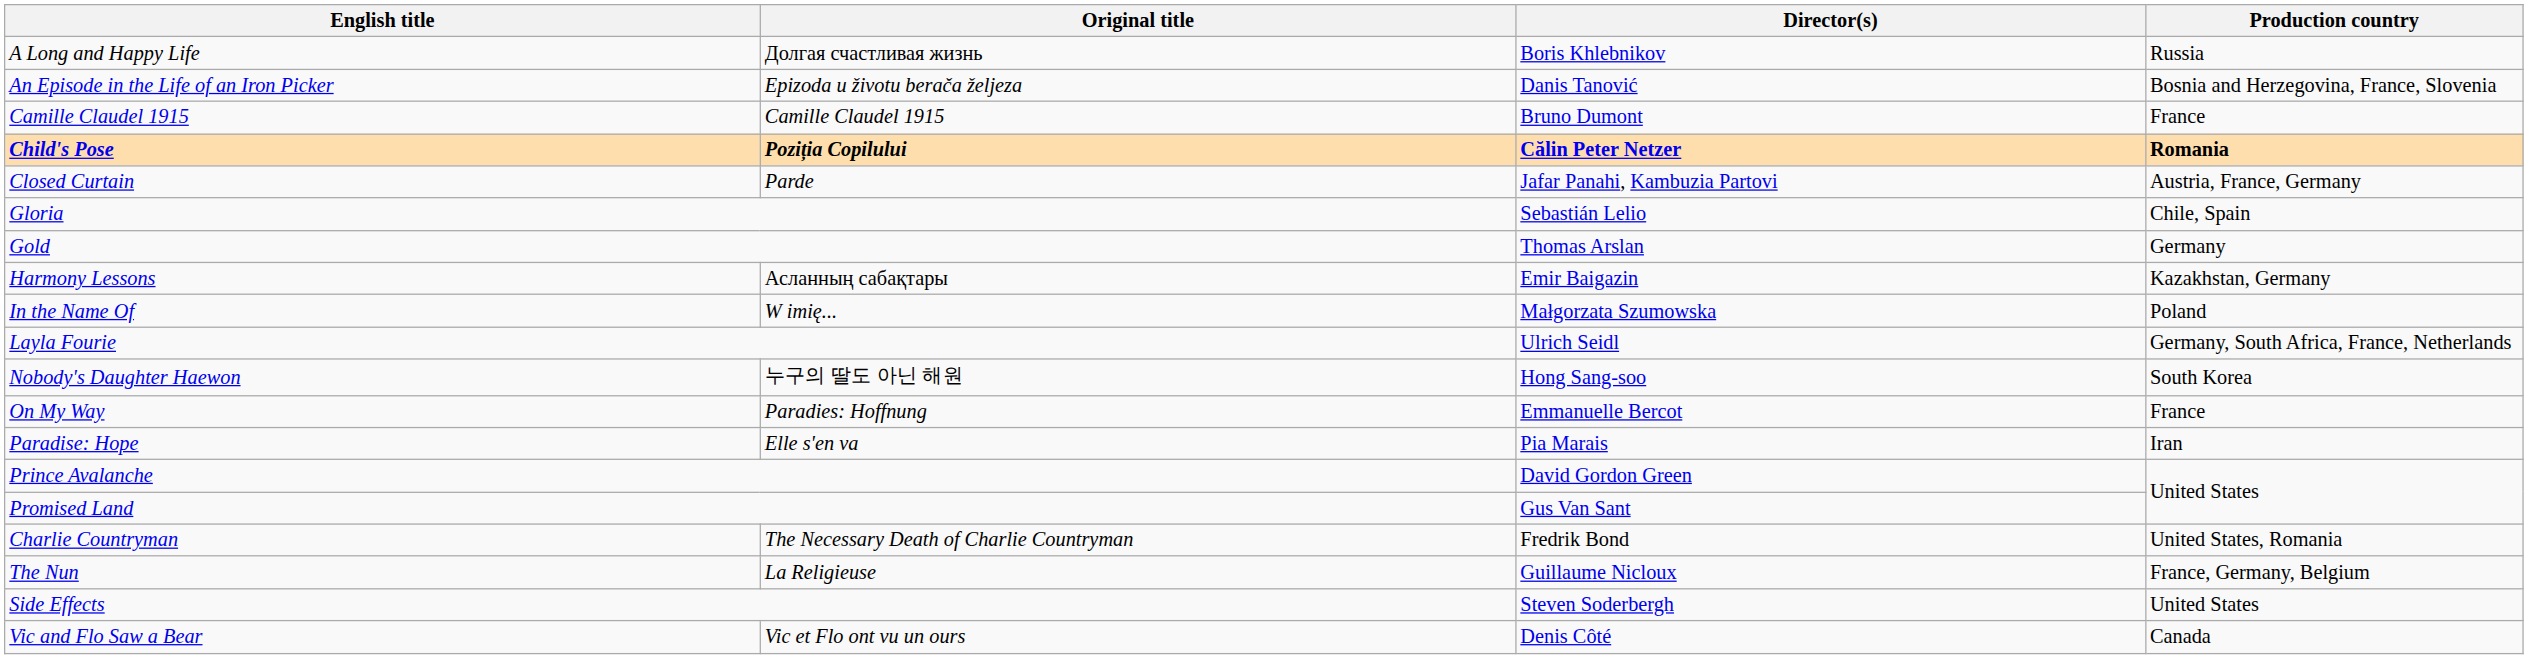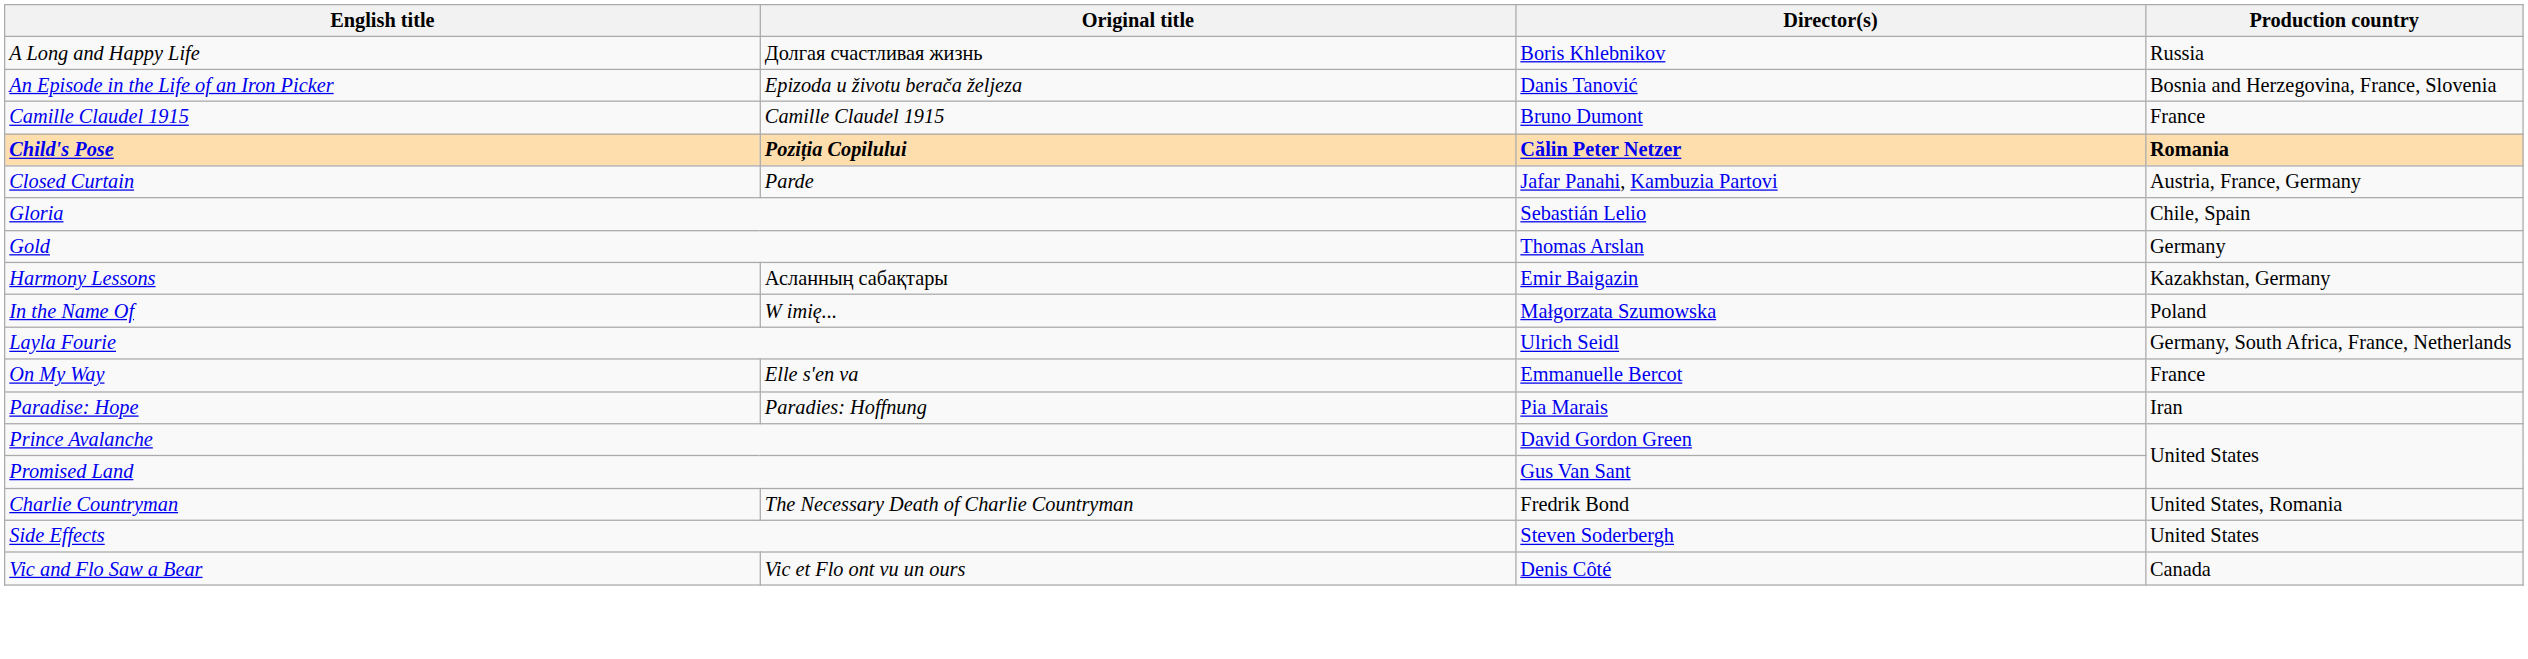- row: (125, 377)
(846, 411) Paradies: Hoffnung -> (812, 375) Elle s'en va
(812, 443) Elle s'en va -> (846, 407) Paradies: Hoffnung
- row: (44, 572)
